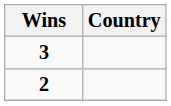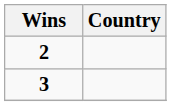rows swapped: (44, 52) <-> (44, 84)
